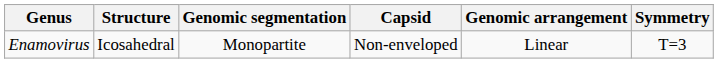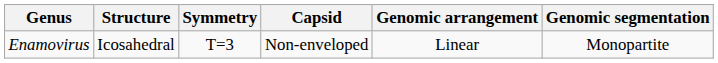columns swapped: (672, 17) <-> (264, 17)
